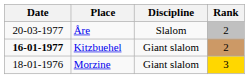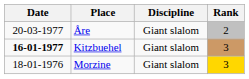(171, 30) Slalom -> (171, 30) Giant slalom
(226, 47) 2 -> (226, 47) 3
